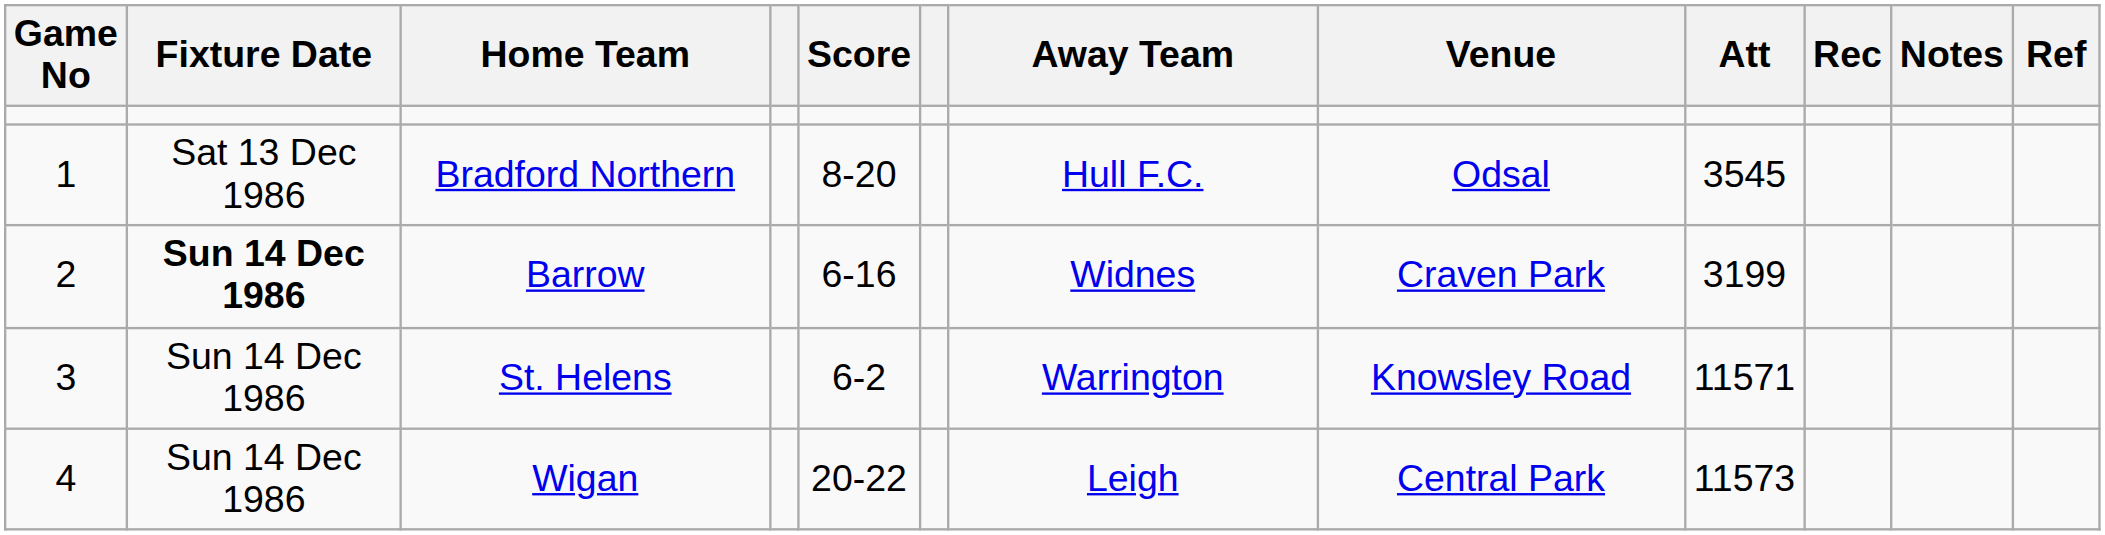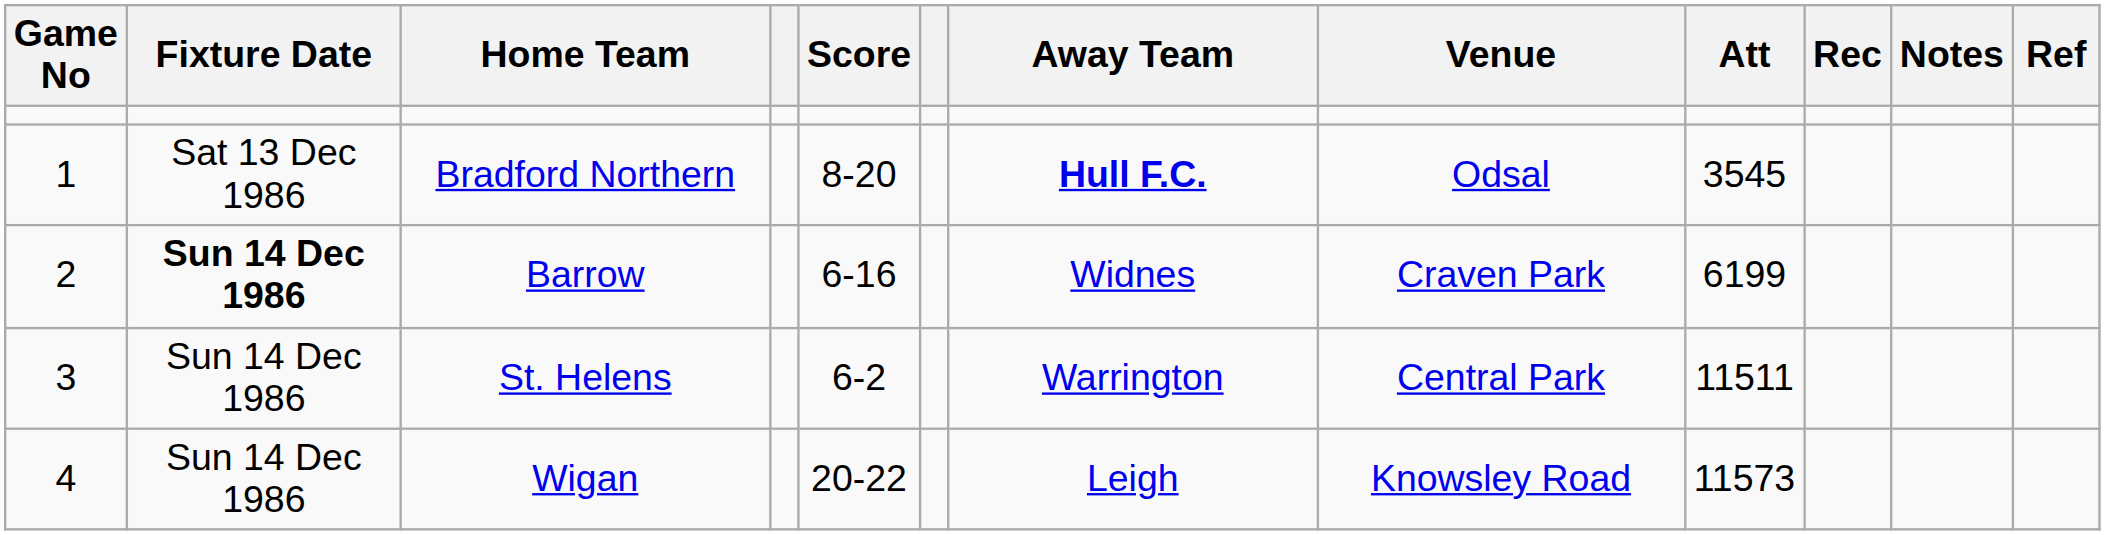(1133, 174) normal -> (1133, 174) bold
(1744, 275) 3199 -> (1744, 275) 6199
(1501, 376) Knowsley Road -> (1501, 376) Central Park
(1744, 376) 11571 -> (1744, 376) 11511
(1501, 478) Central Park -> (1501, 478) Knowsley Road
